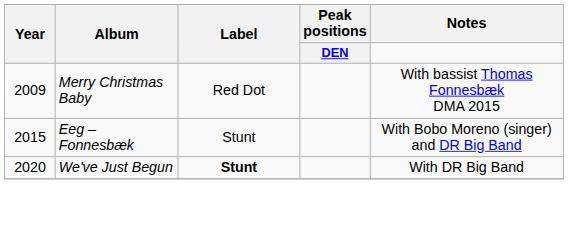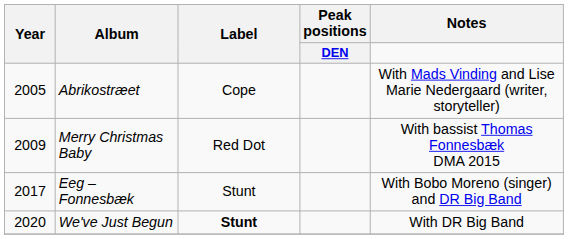+ row: (99, 90)
(30, 137) 2015 -> (30, 191) 2017
